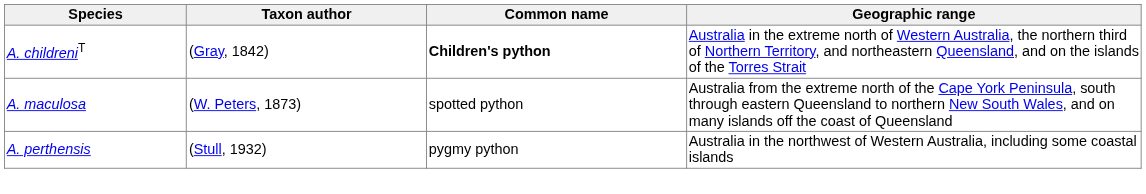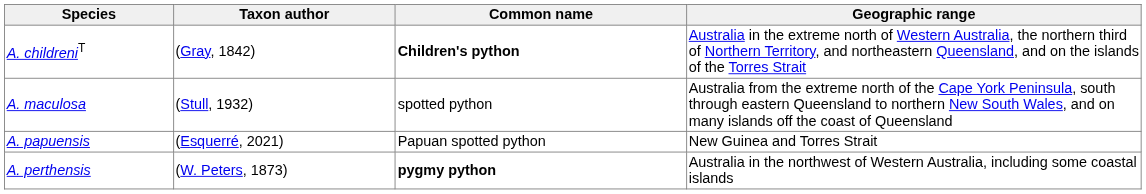(245, 104) (W. Peters, 1873) -> (214, 104) (Stull, 1932)
+ row: (48, 141)
(228, 149) (Stull, 1932) -> (232, 170) (W. Peters, 1873)
(474, 149) normal -> (447, 170) bold
